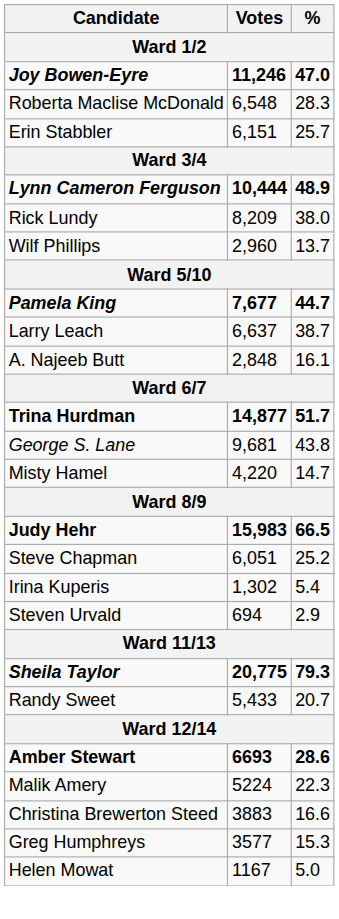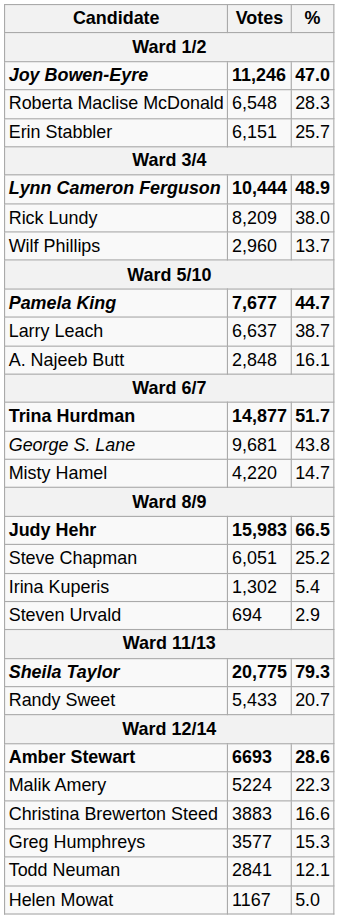+ row: (64, 871)
